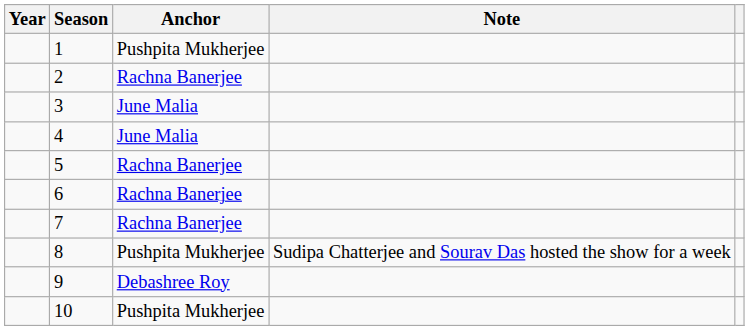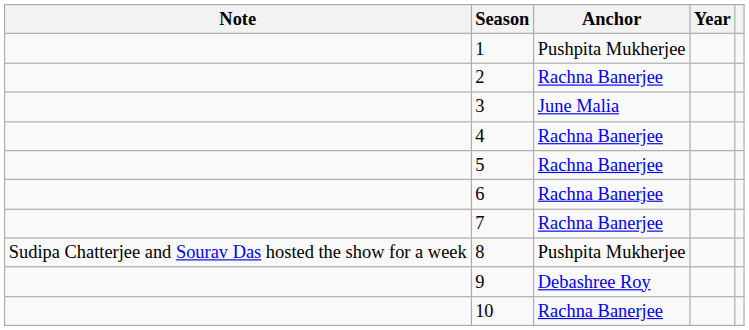columns swapped: (27, 19) <-> (502, 19)
(157, 135) June Malia -> (600, 135) Rachna Banerjee
(191, 310) Pushpita Mukherjee -> (600, 310) Rachna Banerjee
